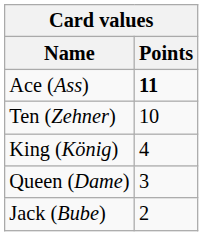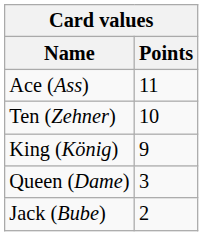(148, 85) bold -> (149, 85) normal
(144, 149) 4 -> (144, 149) 9
